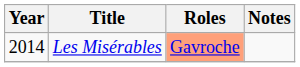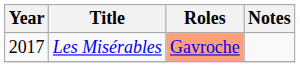(27, 47) 2014 -> (27, 47) 2017
